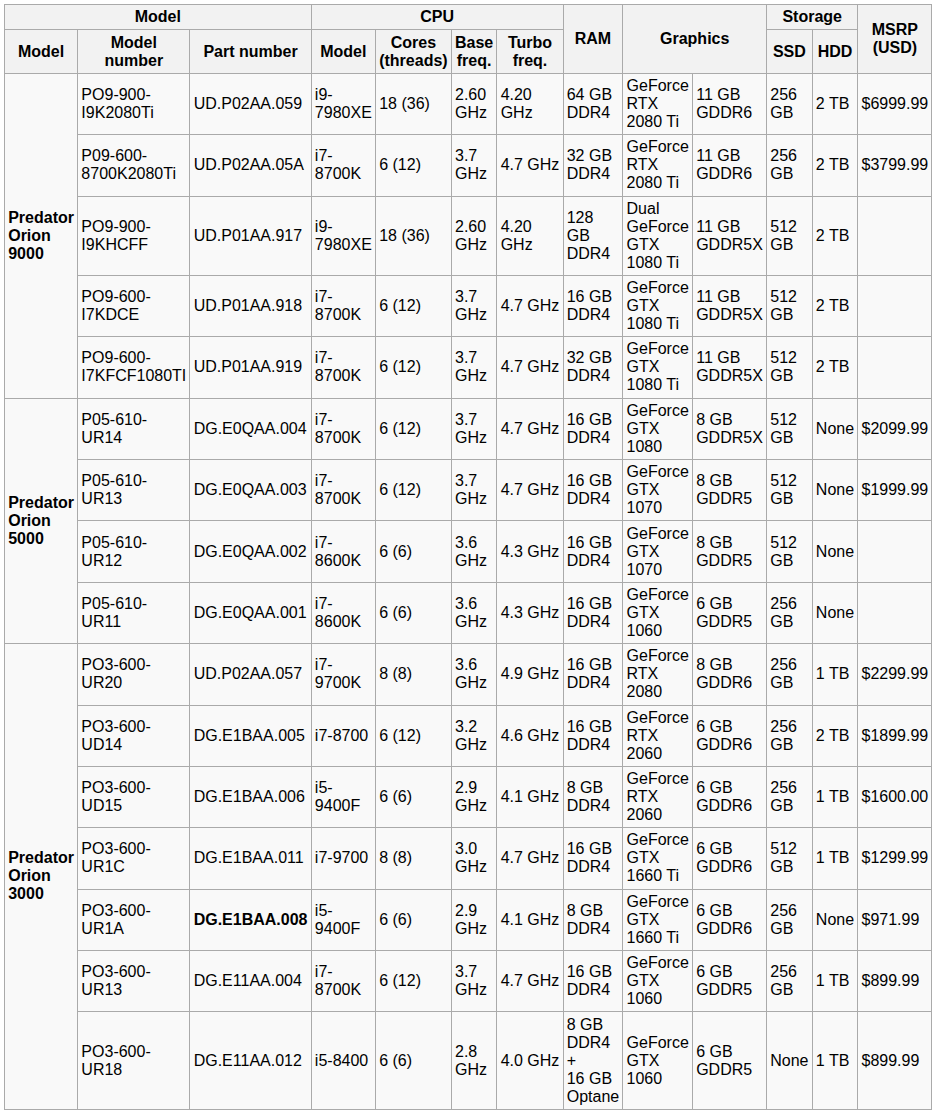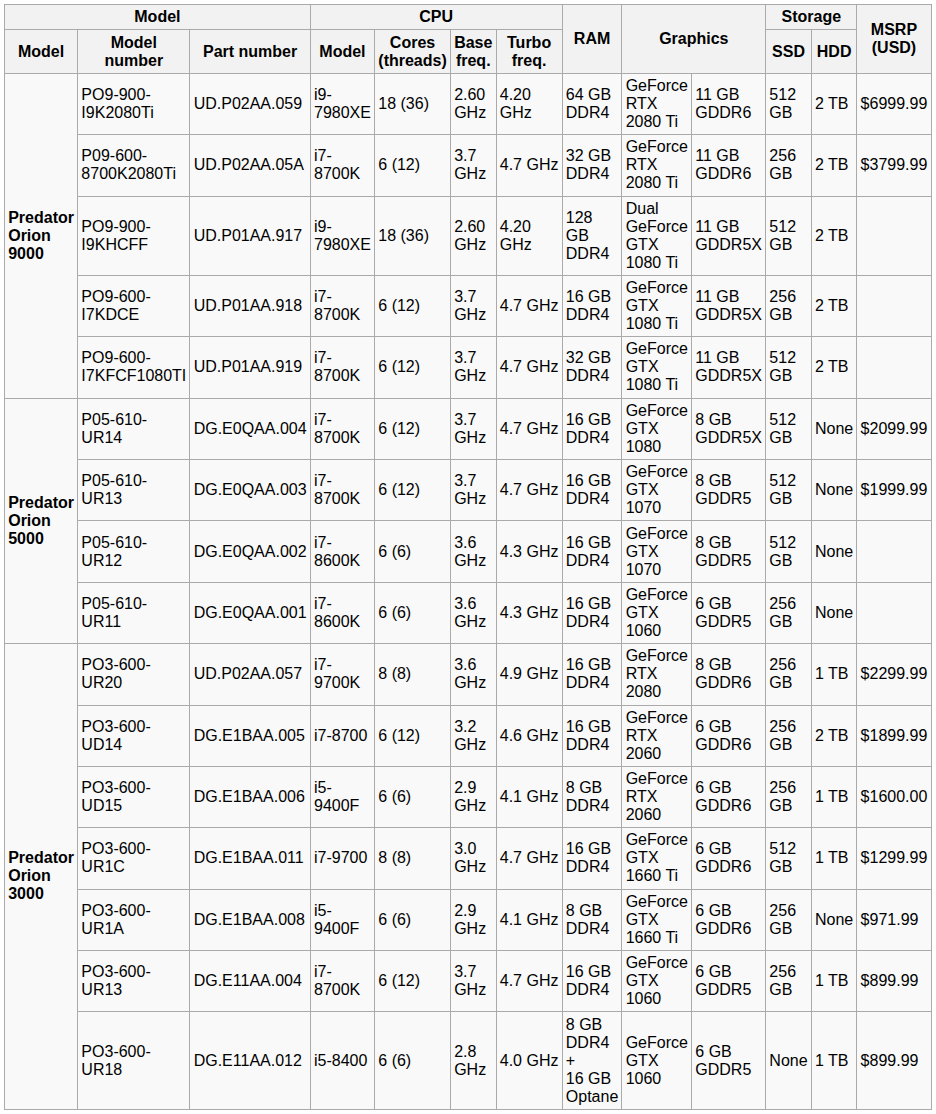(784, 103) 256 GB -> (783, 103) 512 GB
(784, 306) 512 GB -> (783, 306) 256 GB
(251, 919) bold -> (249, 919) normal
